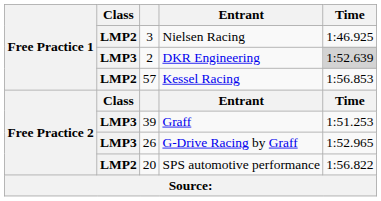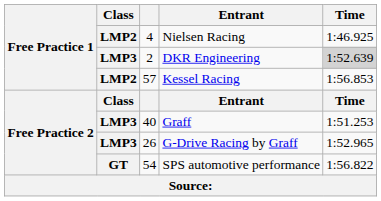(150, 36) 3 -> (150, 36) 4
(150, 121) 39 -> (150, 121) 40
(118, 164) LMP2 -> (118, 164) GT
(150, 164) 20 -> (150, 164) 54
